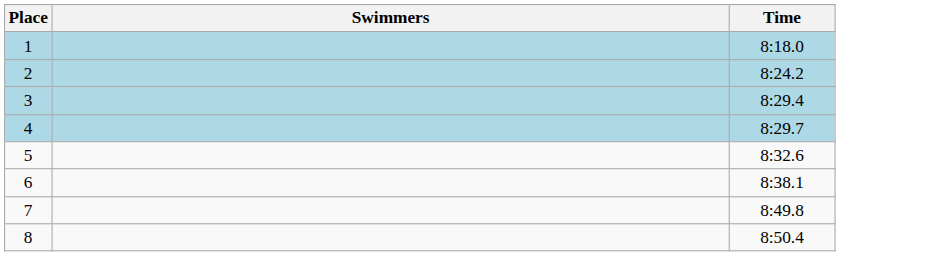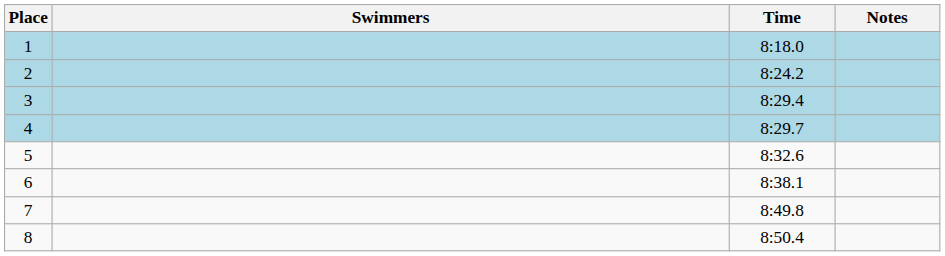+ column: (887, 18)
